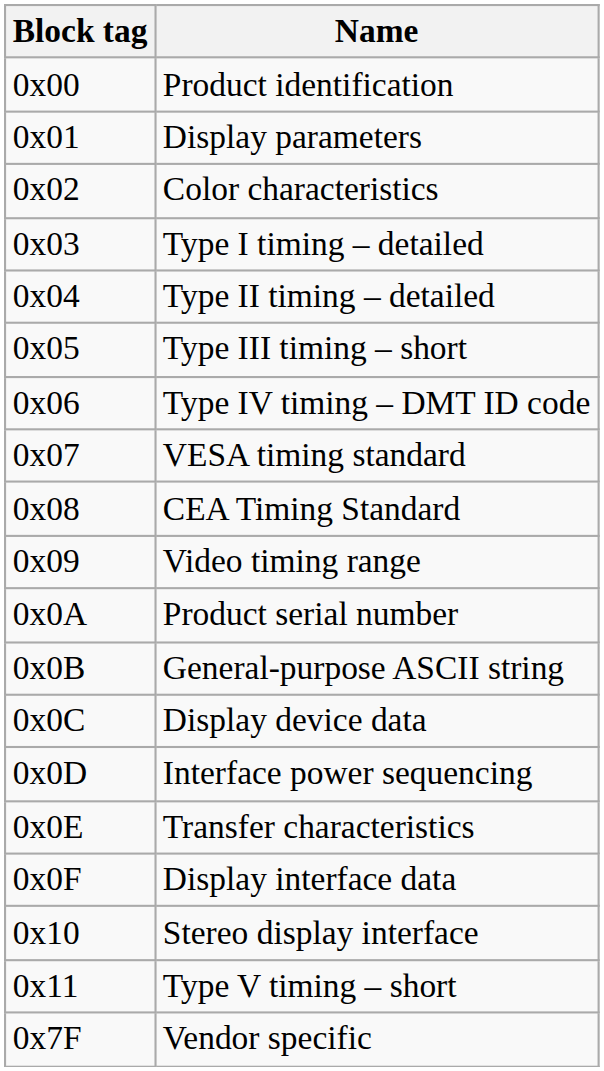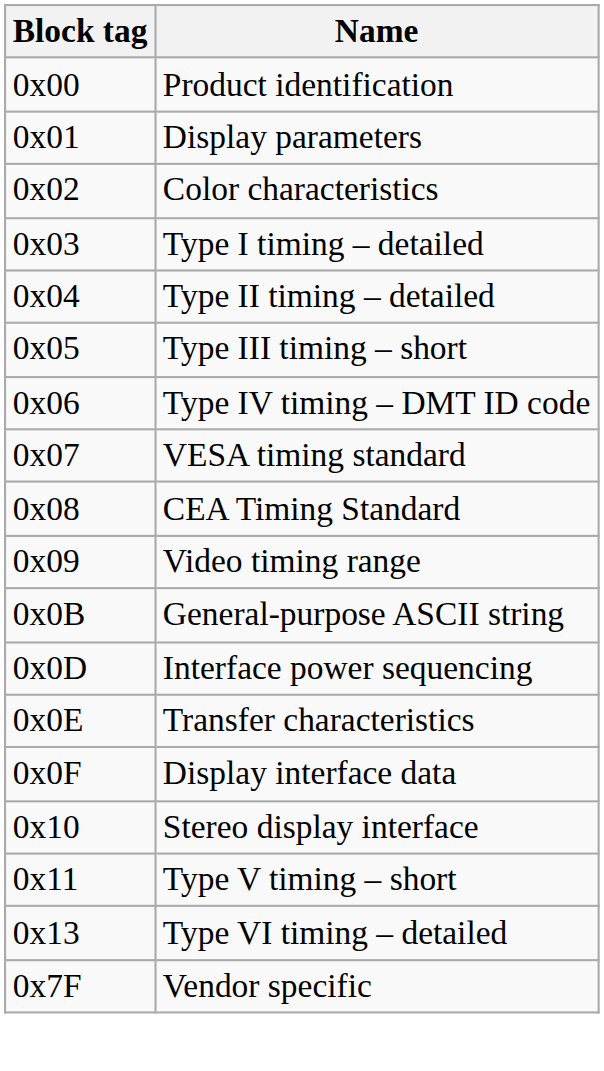- row: (311, 614)
- row: (295, 720)
+ row: (335, 932)
